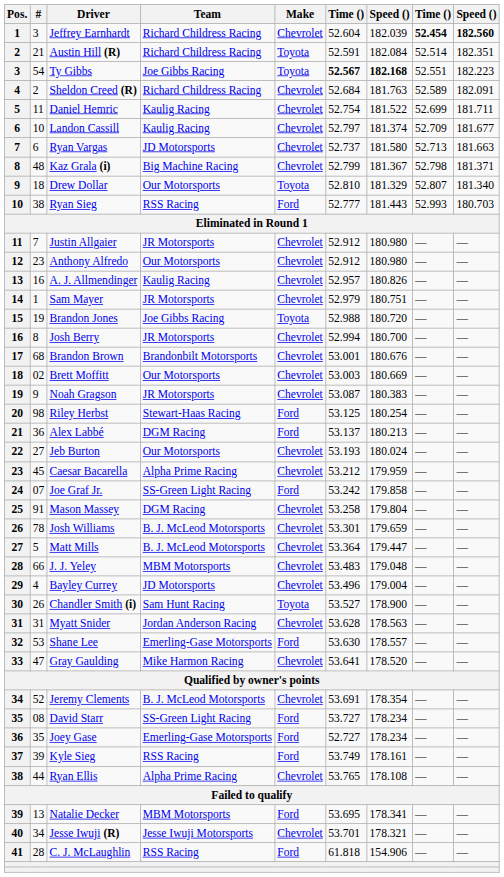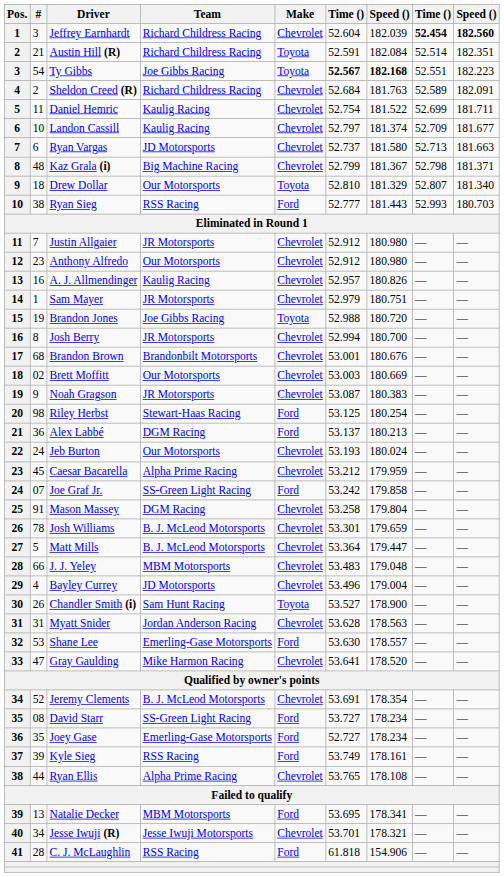(38, 452) 27 -> (38, 452) 24
